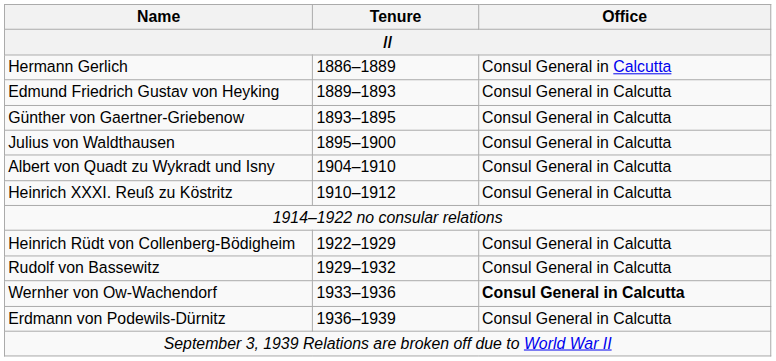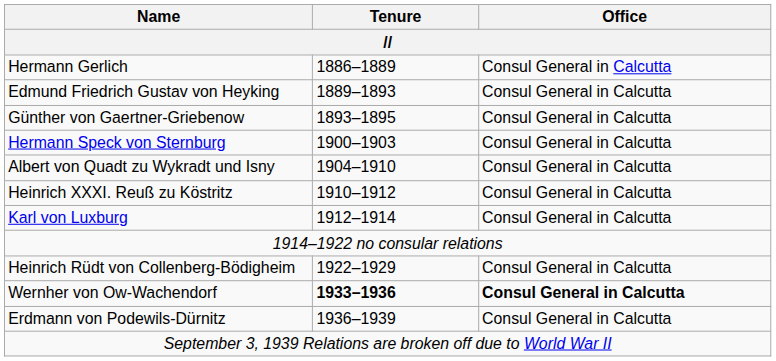- row: (91, 142)
+ row: (117, 142)
+ row: (68, 218)
- row: (84, 268)
(356, 293) normal -> (356, 293) bold
